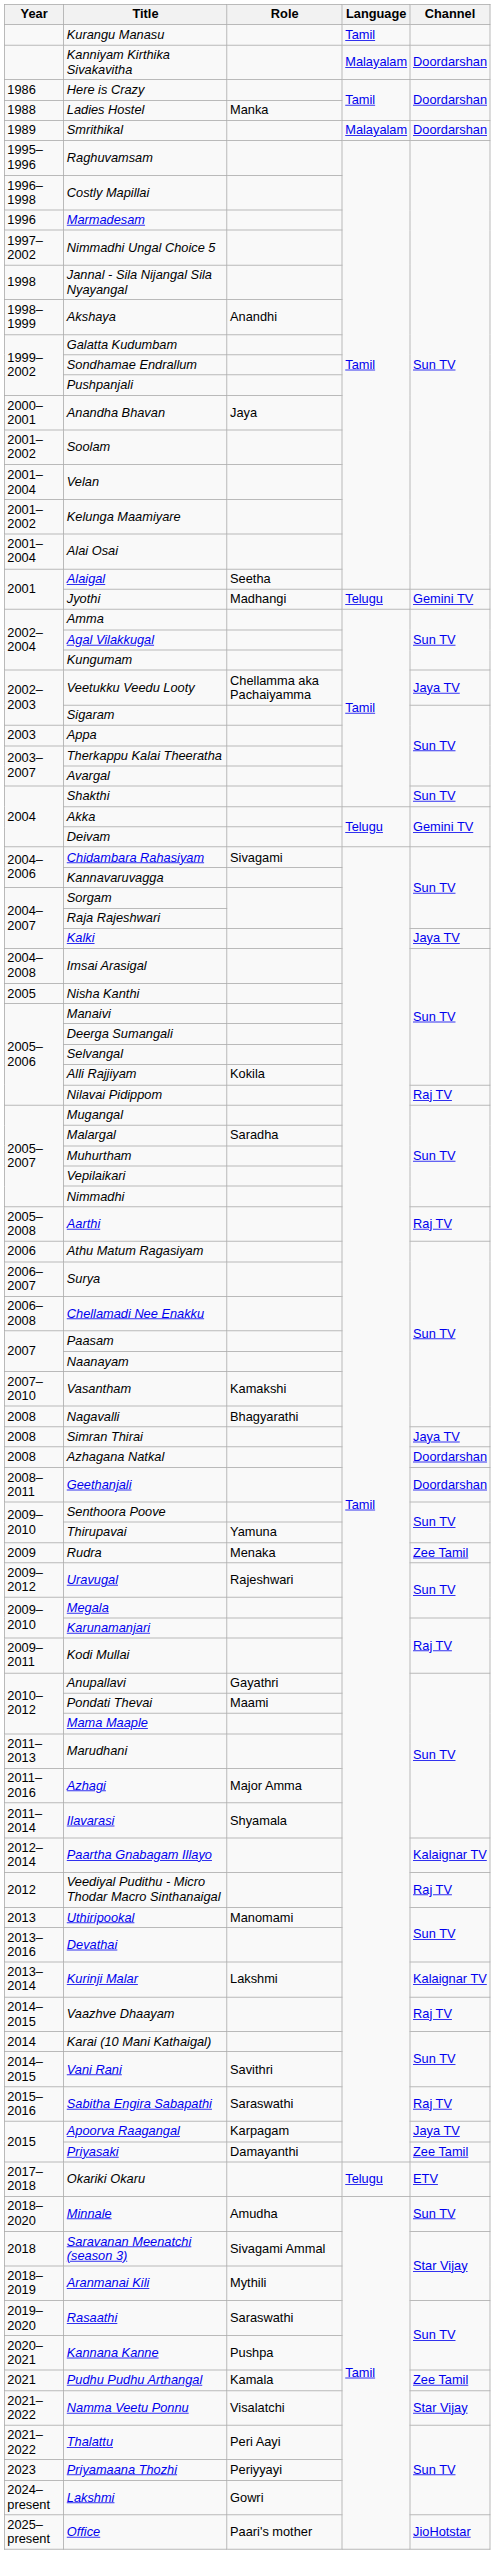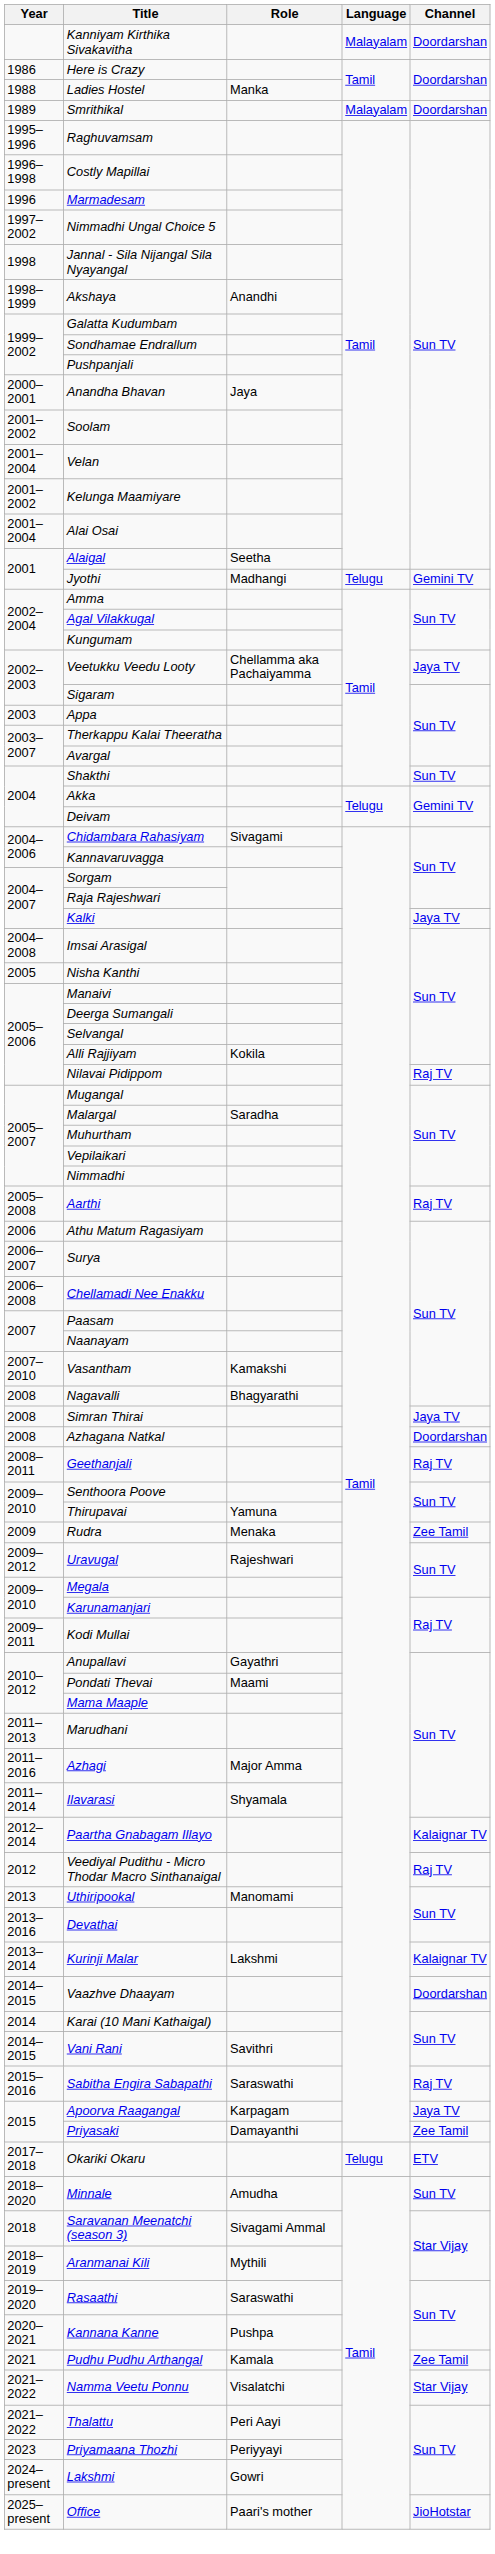- row: (116, 34)
(450, 1484) Doordarshan -> (432, 1464) Raj TV
(432, 2014) Raj TV -> (450, 1994) Doordarshan
